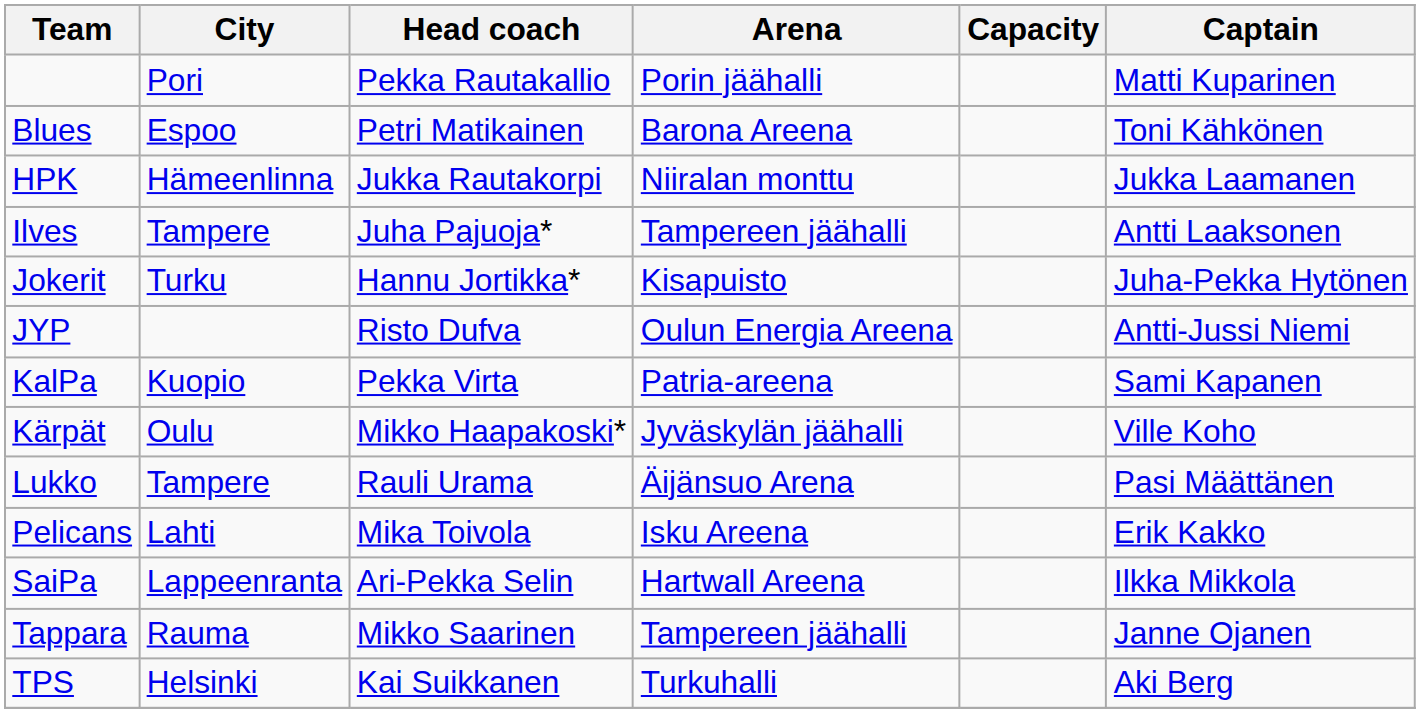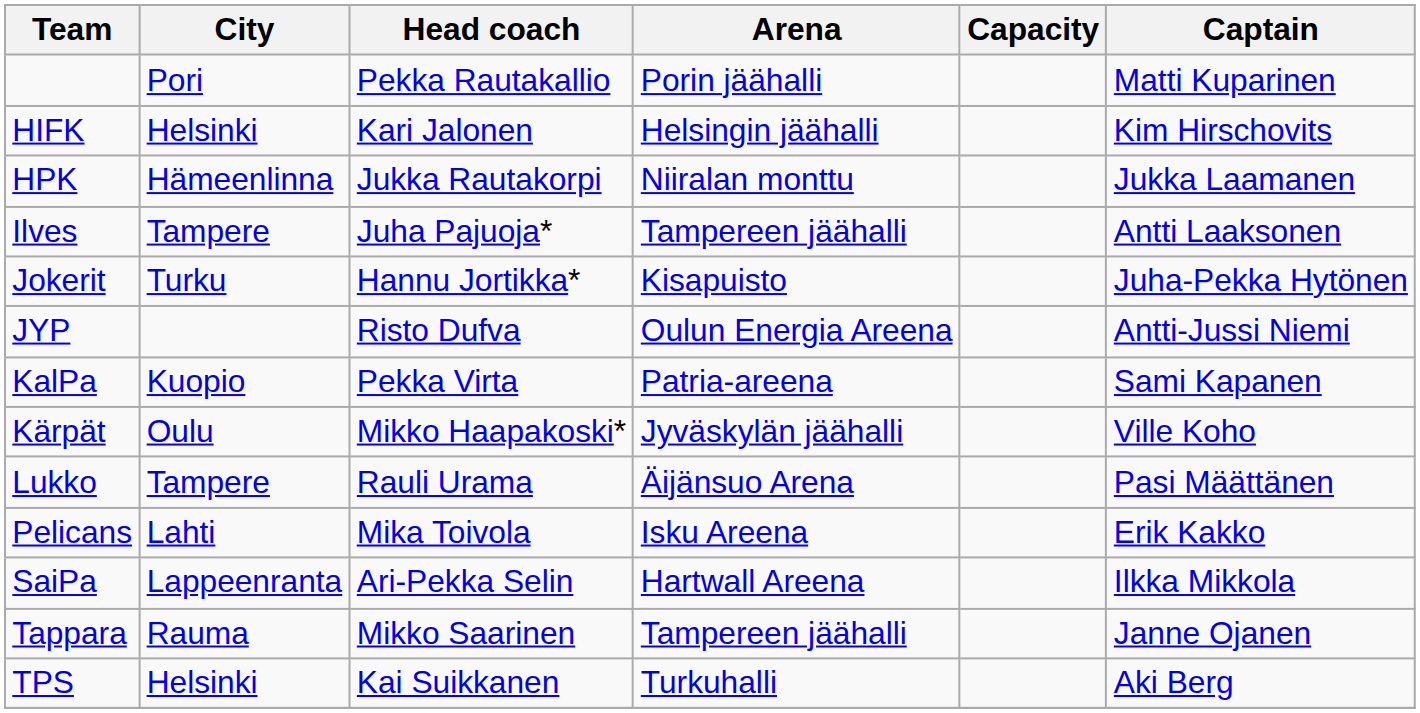- row: (52, 130)
+ row: (48, 130)
